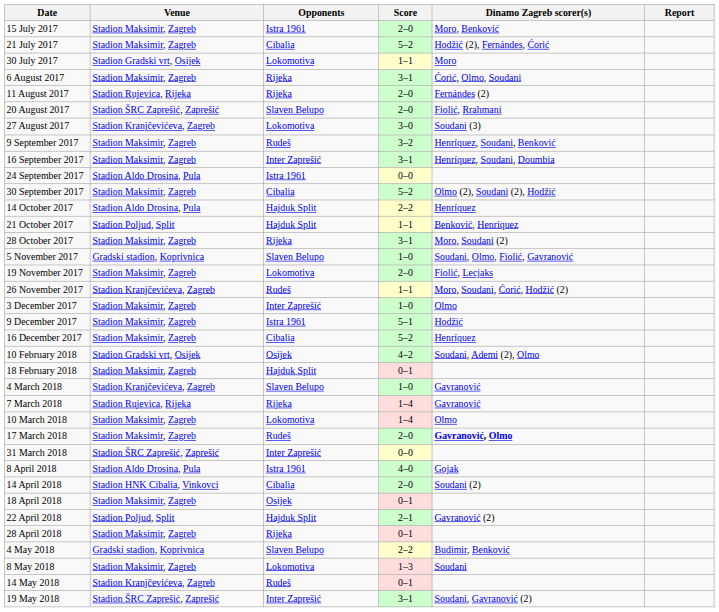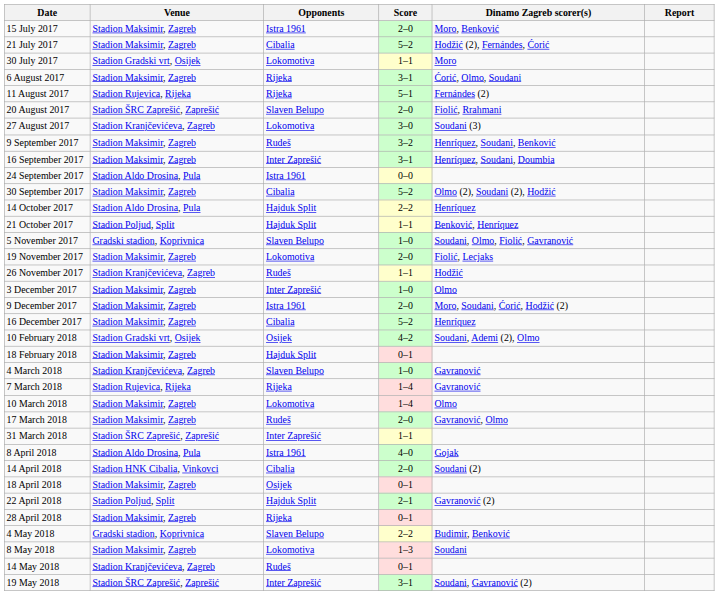(406, 94) 2–0 -> (406, 94) 5–1
- row: (40, 240)
(501, 289) Moro, Soudani, Ćorić, Hodžić (2) -> (449, 273) Hodžić
(406, 322) 5–1 -> (406, 306) 2–0
(449, 322) Hodžić -> (501, 306) Moro, Soudani, Ćorić, Hodžić (2)
(473, 436) bold -> (471, 420) normal
(406, 452) 0–0 -> (406, 436) 1–1
